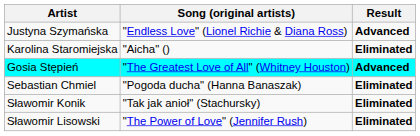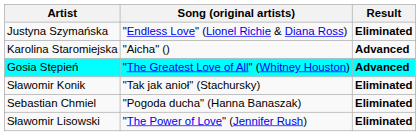(382, 31) Advanced -> (384, 31) Eliminated
(384, 49) Eliminated -> (382, 49) Advanced
rows swapped: (51, 85) <-> (46, 103)
